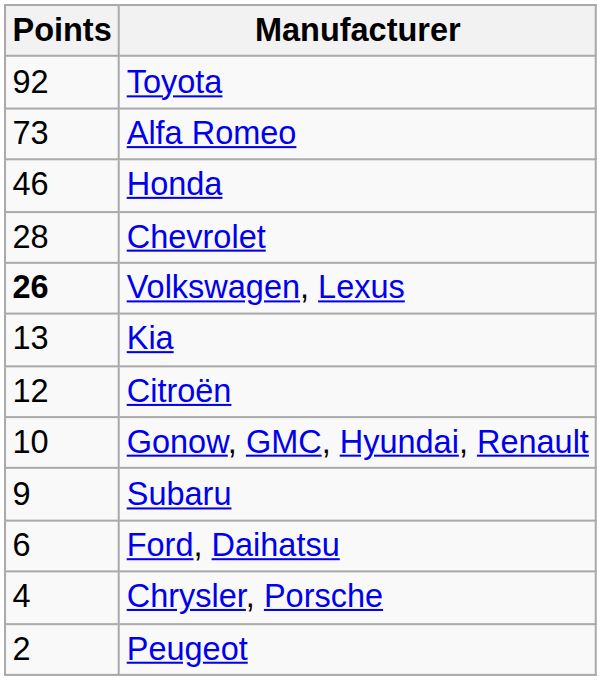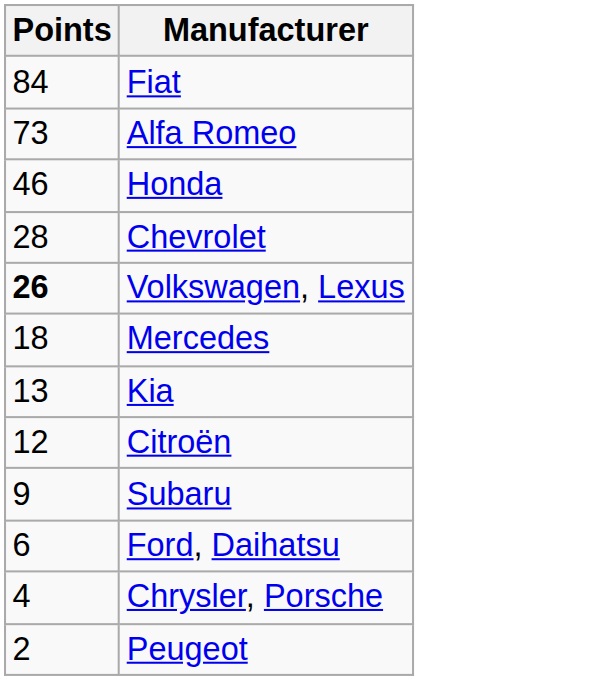- row: (175, 81)
+ row: (154, 81)
+ row: (198, 339)
- row: (358, 442)
